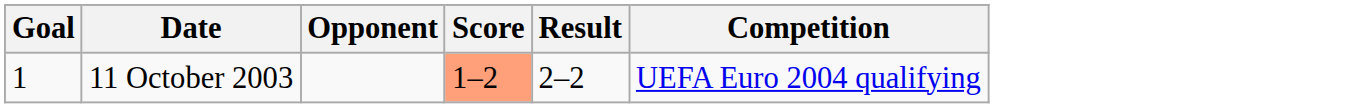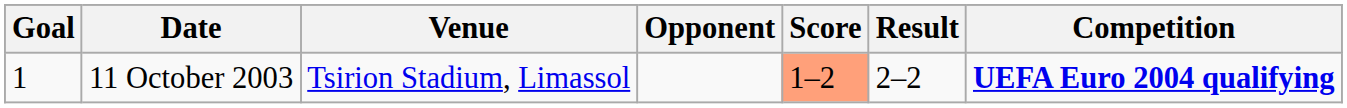+ column: (469, 28)
(808, 77) normal -> (1154, 77) bold
